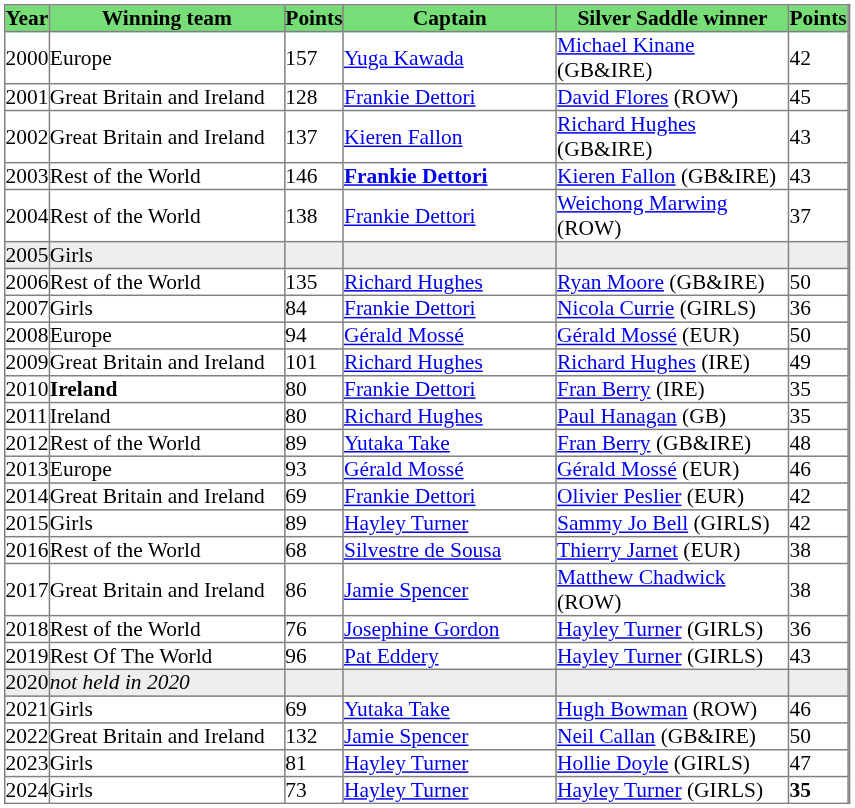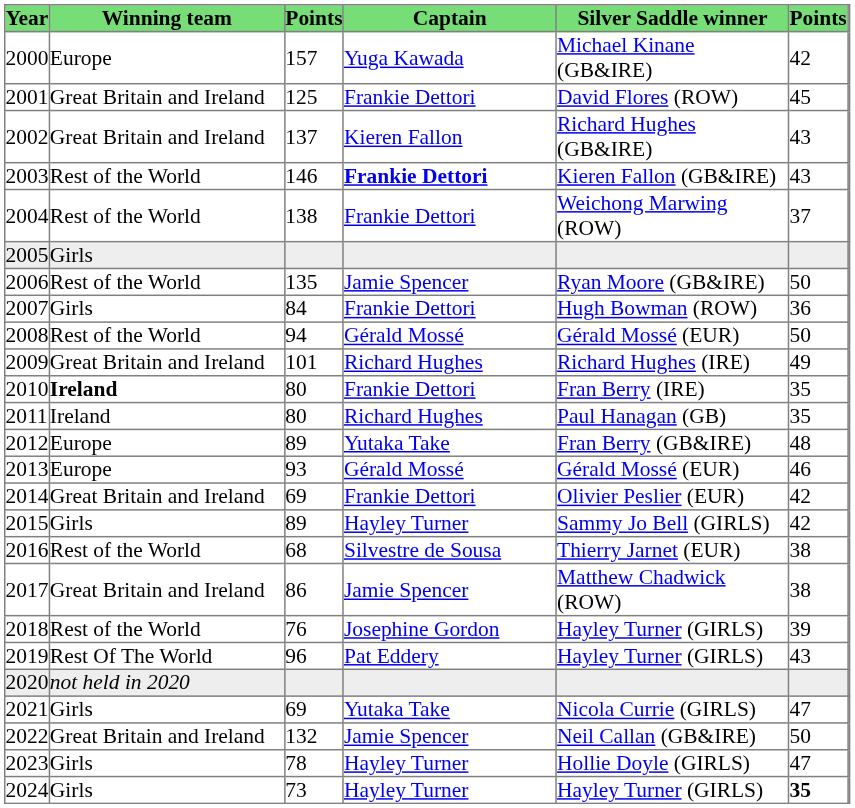(301, 96) 128 -> (301, 96) 125
(413, 281) Richard Hughes -> (406, 281) Jamie Spencer
(657, 308) Nicola Currie (GIRLS) -> (657, 308) Hugh Bowman (ROW)
(81, 335) Europe -> (125, 335) Rest of the World
(125, 442) Rest of the World -> (81, 442) Europe
(800, 628) 36 -> (800, 628) 39
(657, 709) Hugh Bowman (ROW) -> (657, 709) Nicola Currie (GIRLS)
(800, 709) 46 -> (800, 709) 47
(296, 762) 81 -> (296, 762) 78
